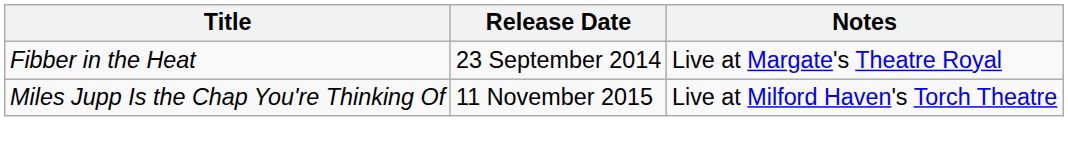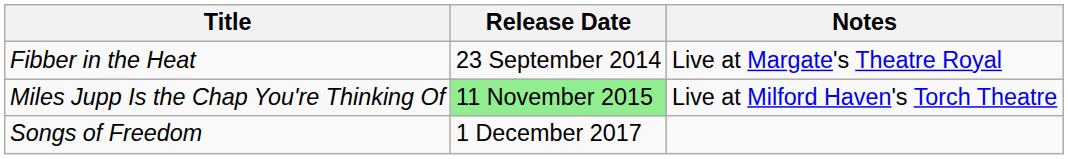(554, 97) no background -> (554, 97) lightgreen background
+ row: (106, 134)
